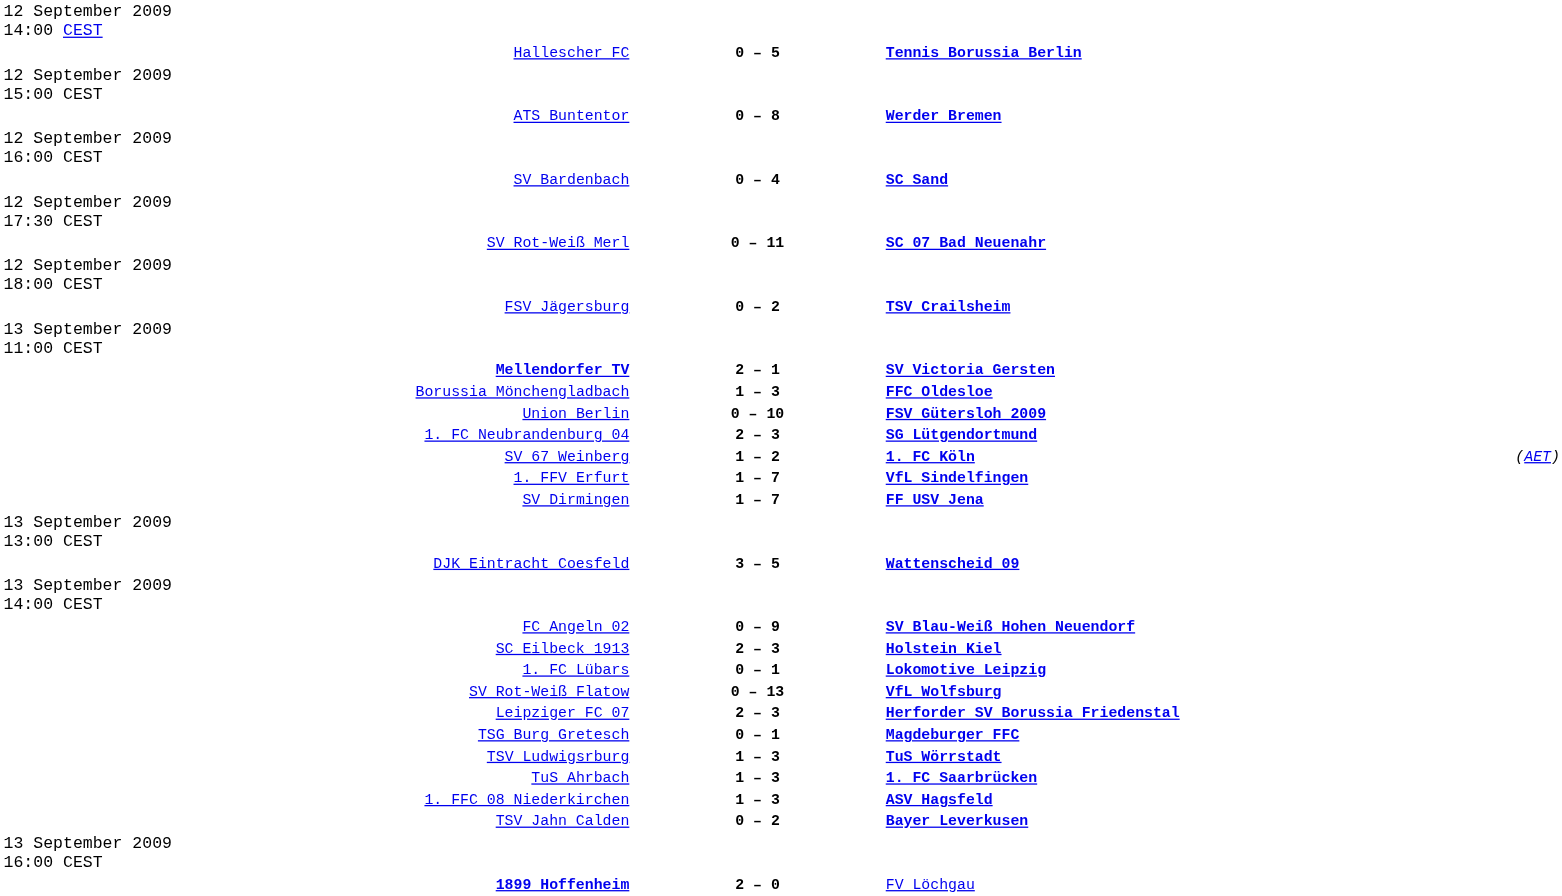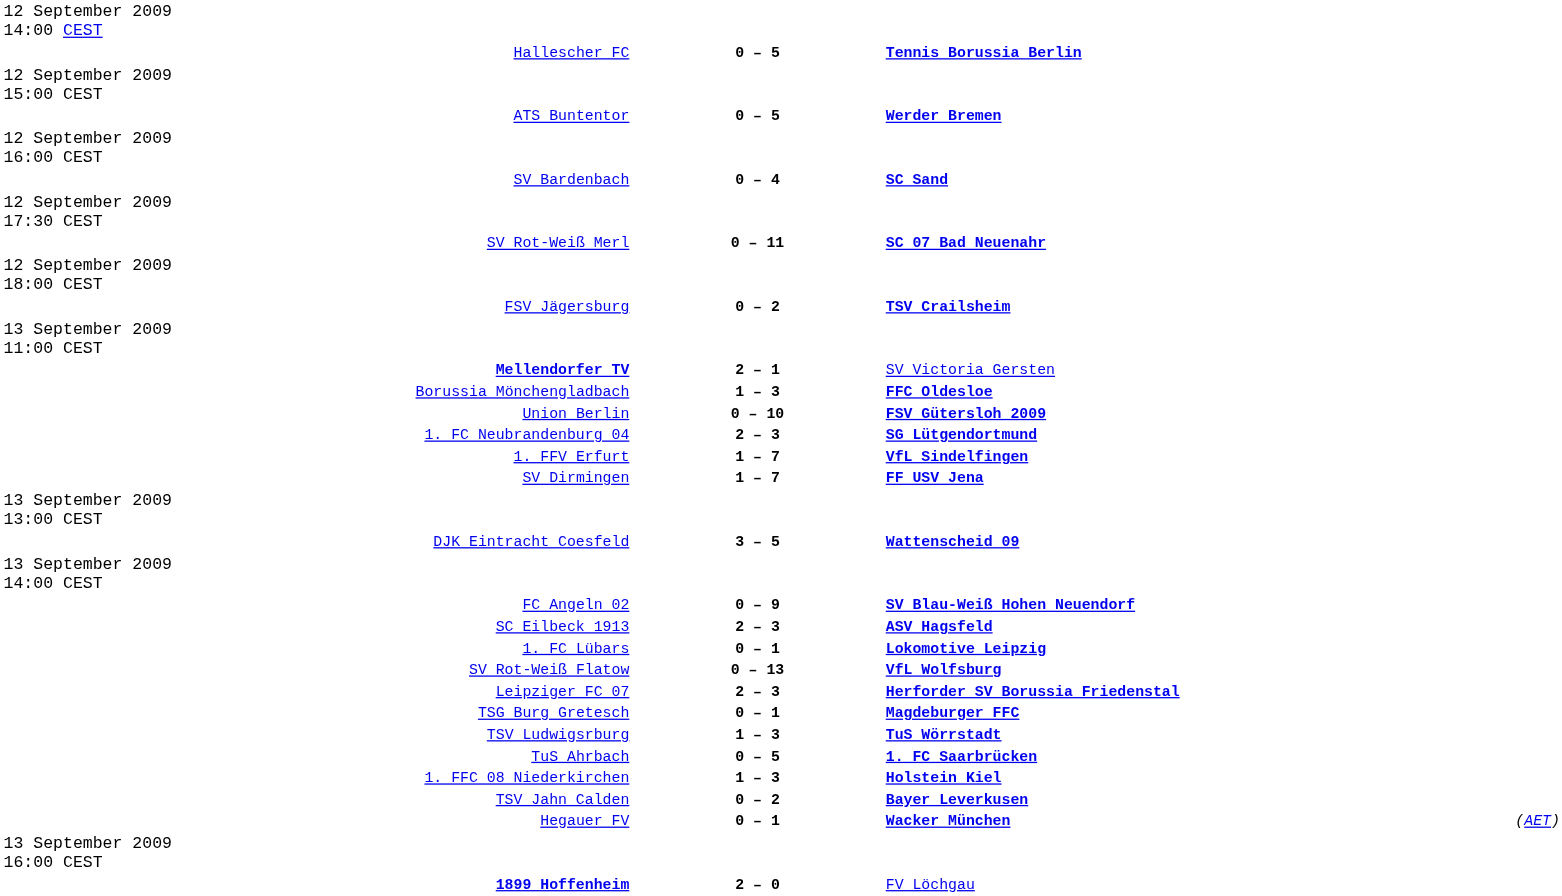(758, 117) 0 – 8 -> (758, 117) 0 – 5
(970, 371) bold -> (970, 371) normal
- row: (567, 457)
(944, 649) Holstein Kiel -> (939, 627) ASV Hagsfeld
(758, 778) 1 – 3 -> (758, 757) 0 – 5
(939, 800) ASV Hagsfeld -> (944, 778) Holstein Kiel
+ row: (585, 822)
